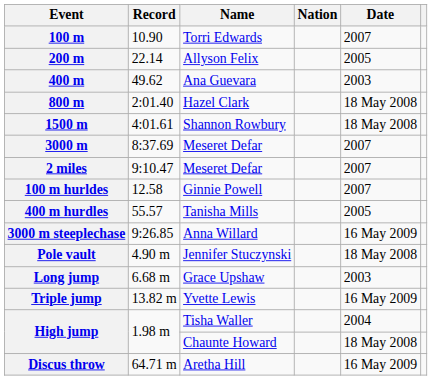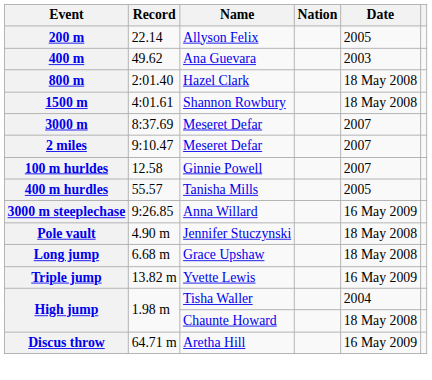- row: (66, 37)
(357, 277) 2003 -> (380, 255) 18 May 2008
